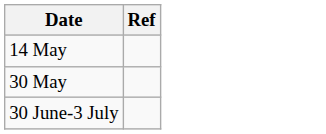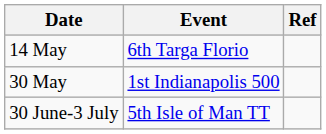+ column: (204, 19)
